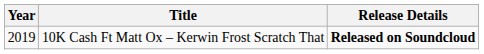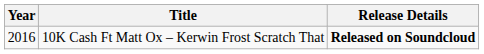(22, 37) 2019 -> (22, 37) 2016
